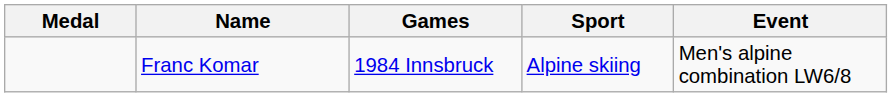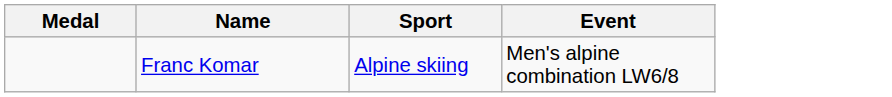- column: (436, 21)
